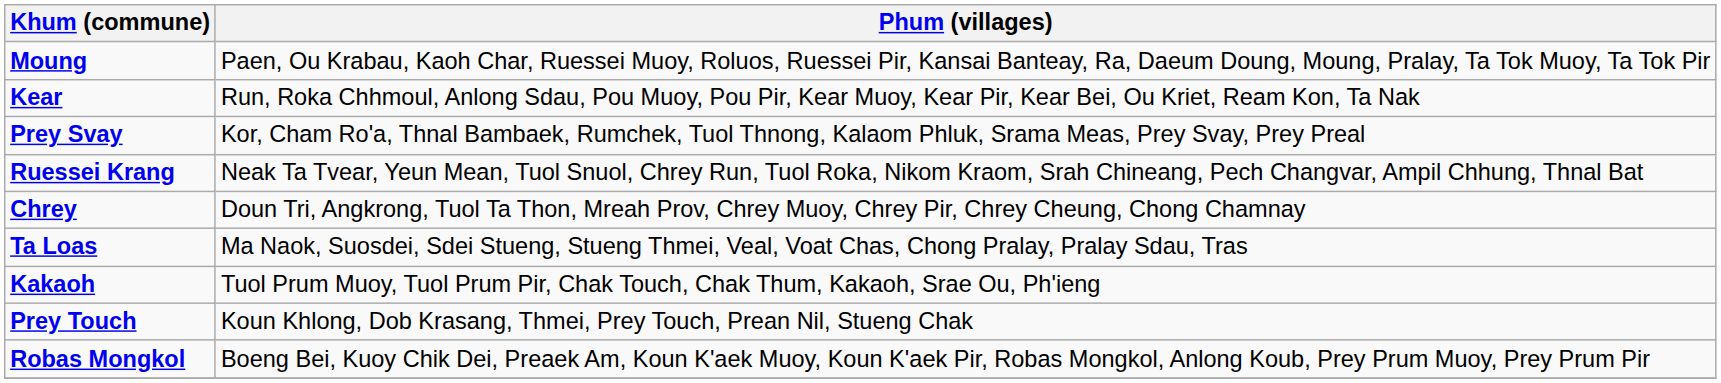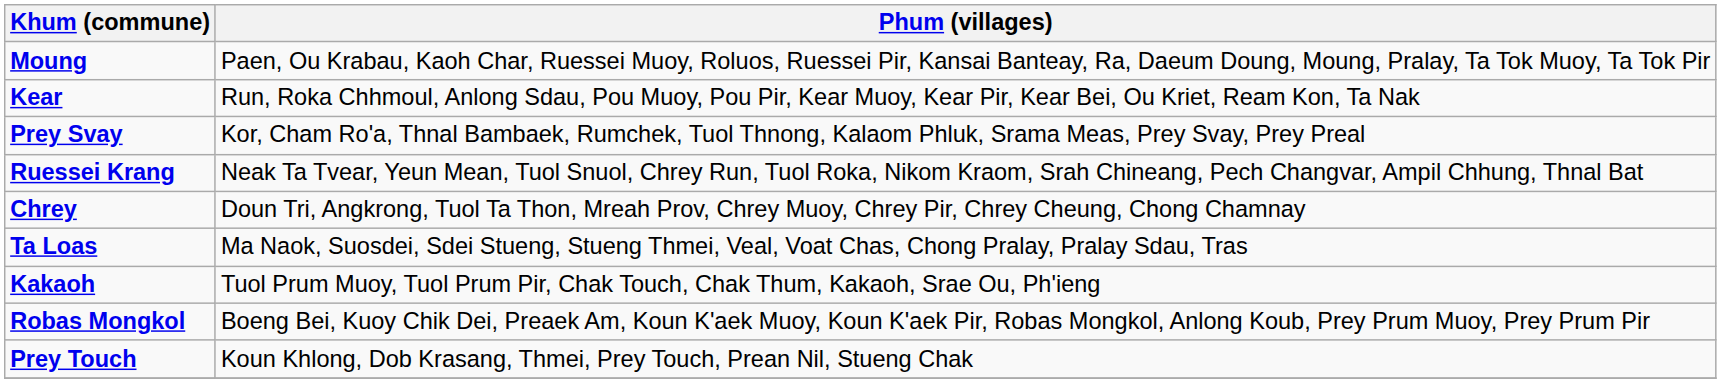rows swapped: (73, 321) <-> (98, 358)
